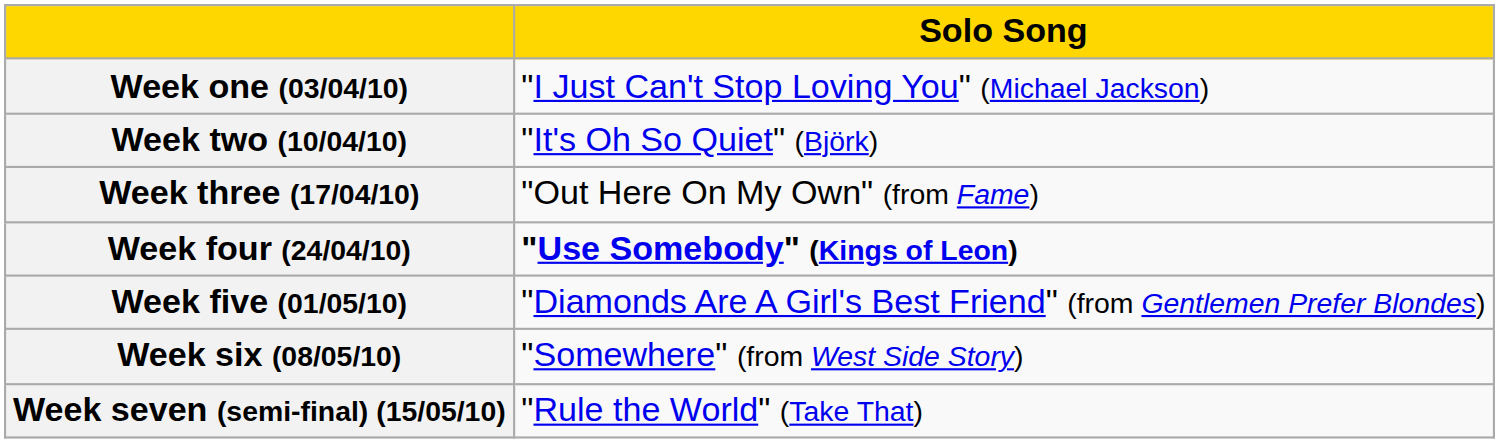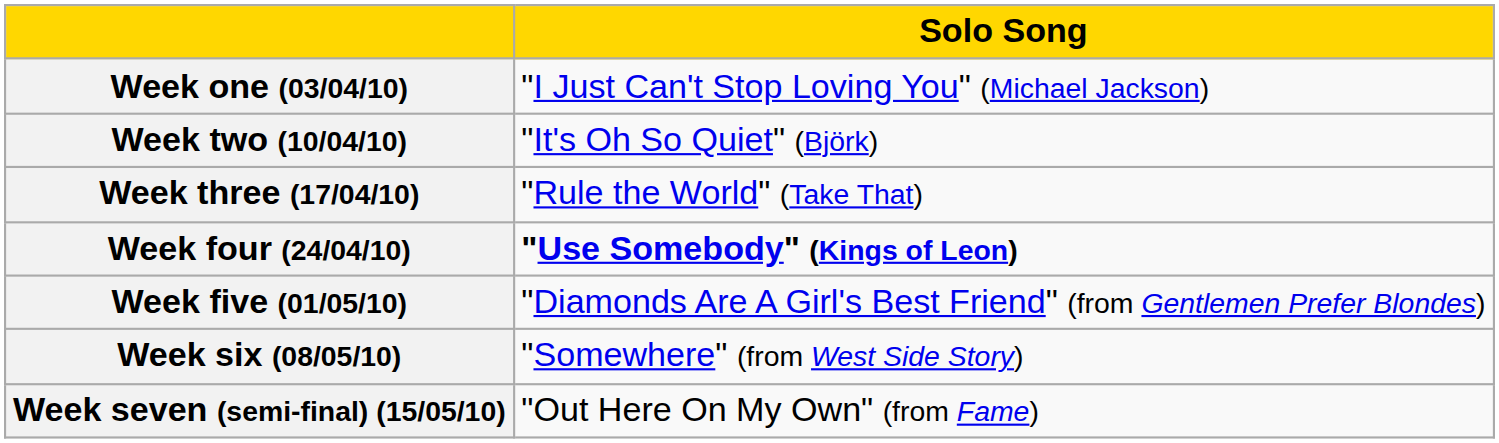(780, 193) "Out Here On My Own" (from Fame) -> (722, 193) "Rule the World" (Take That)
(722, 409) "Rule the World" (Take That) -> (780, 409) "Out Here On My Own" (from Fame)
